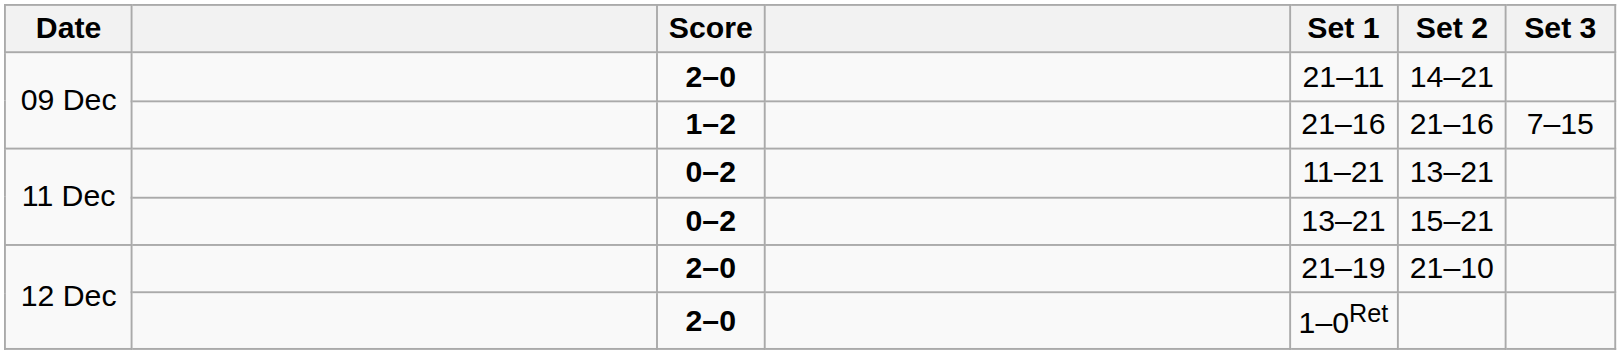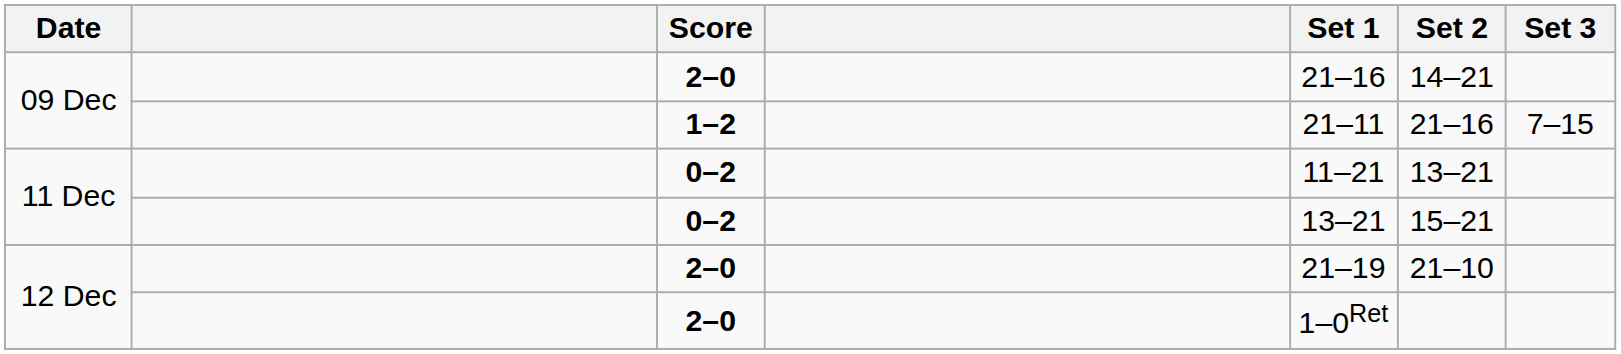(1343, 76) 21–11 -> (1343, 76) 21–16
(1343, 124) 21–16 -> (1343, 124) 21–11
